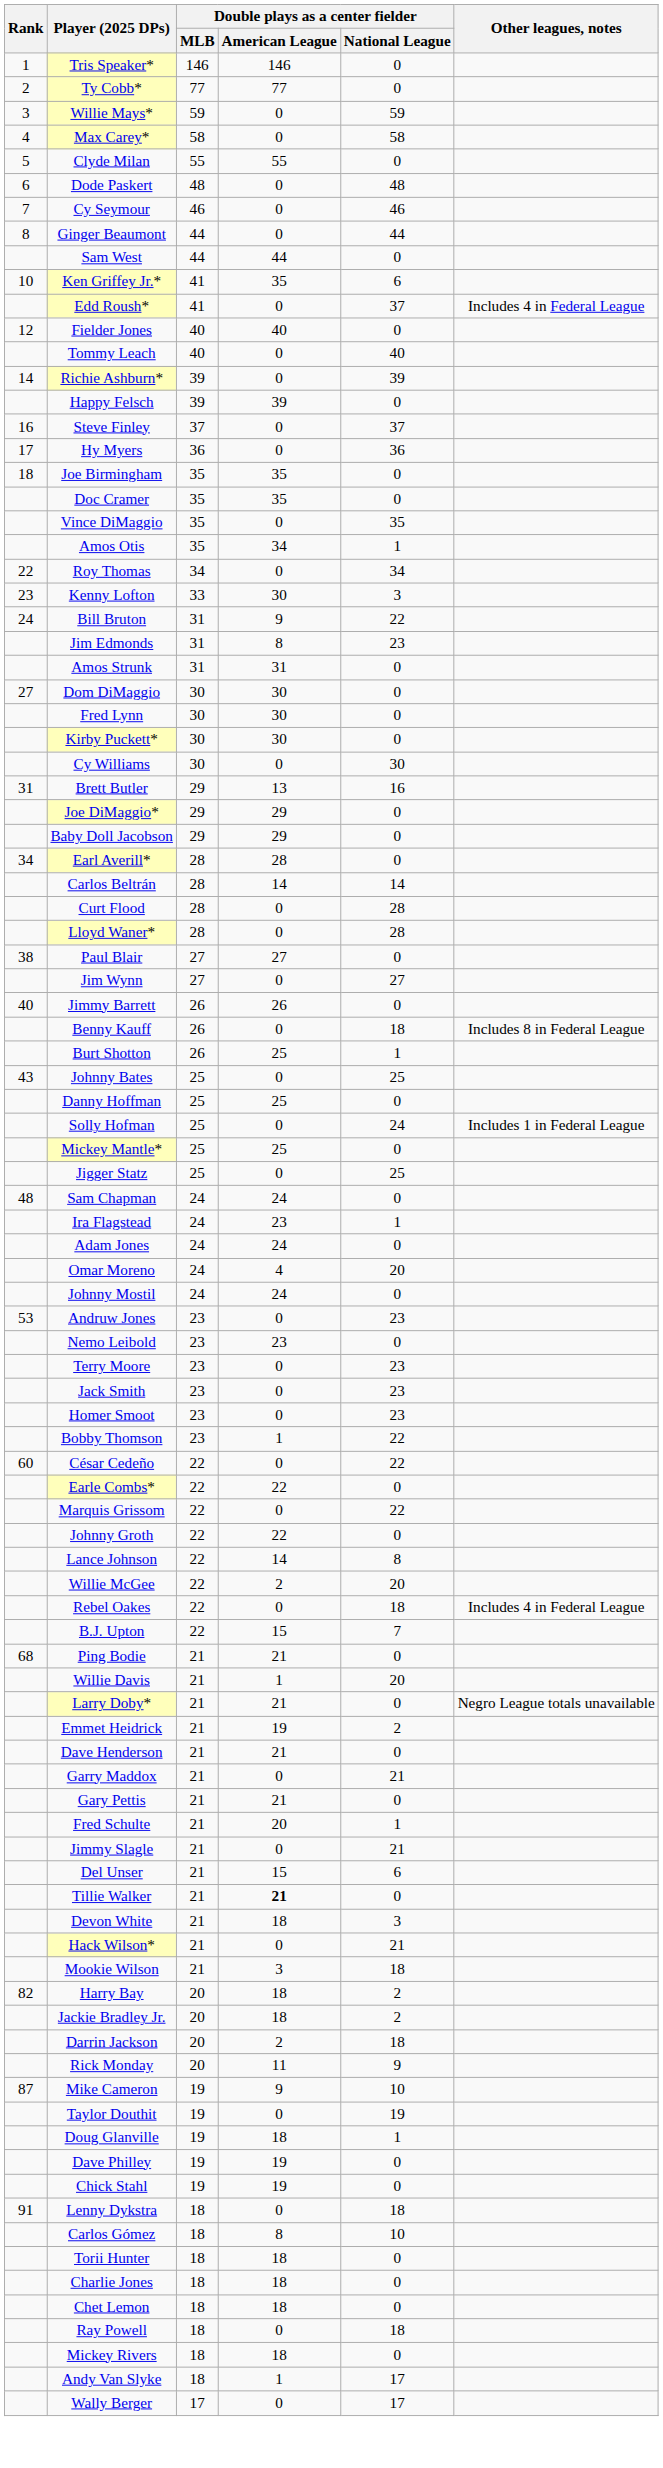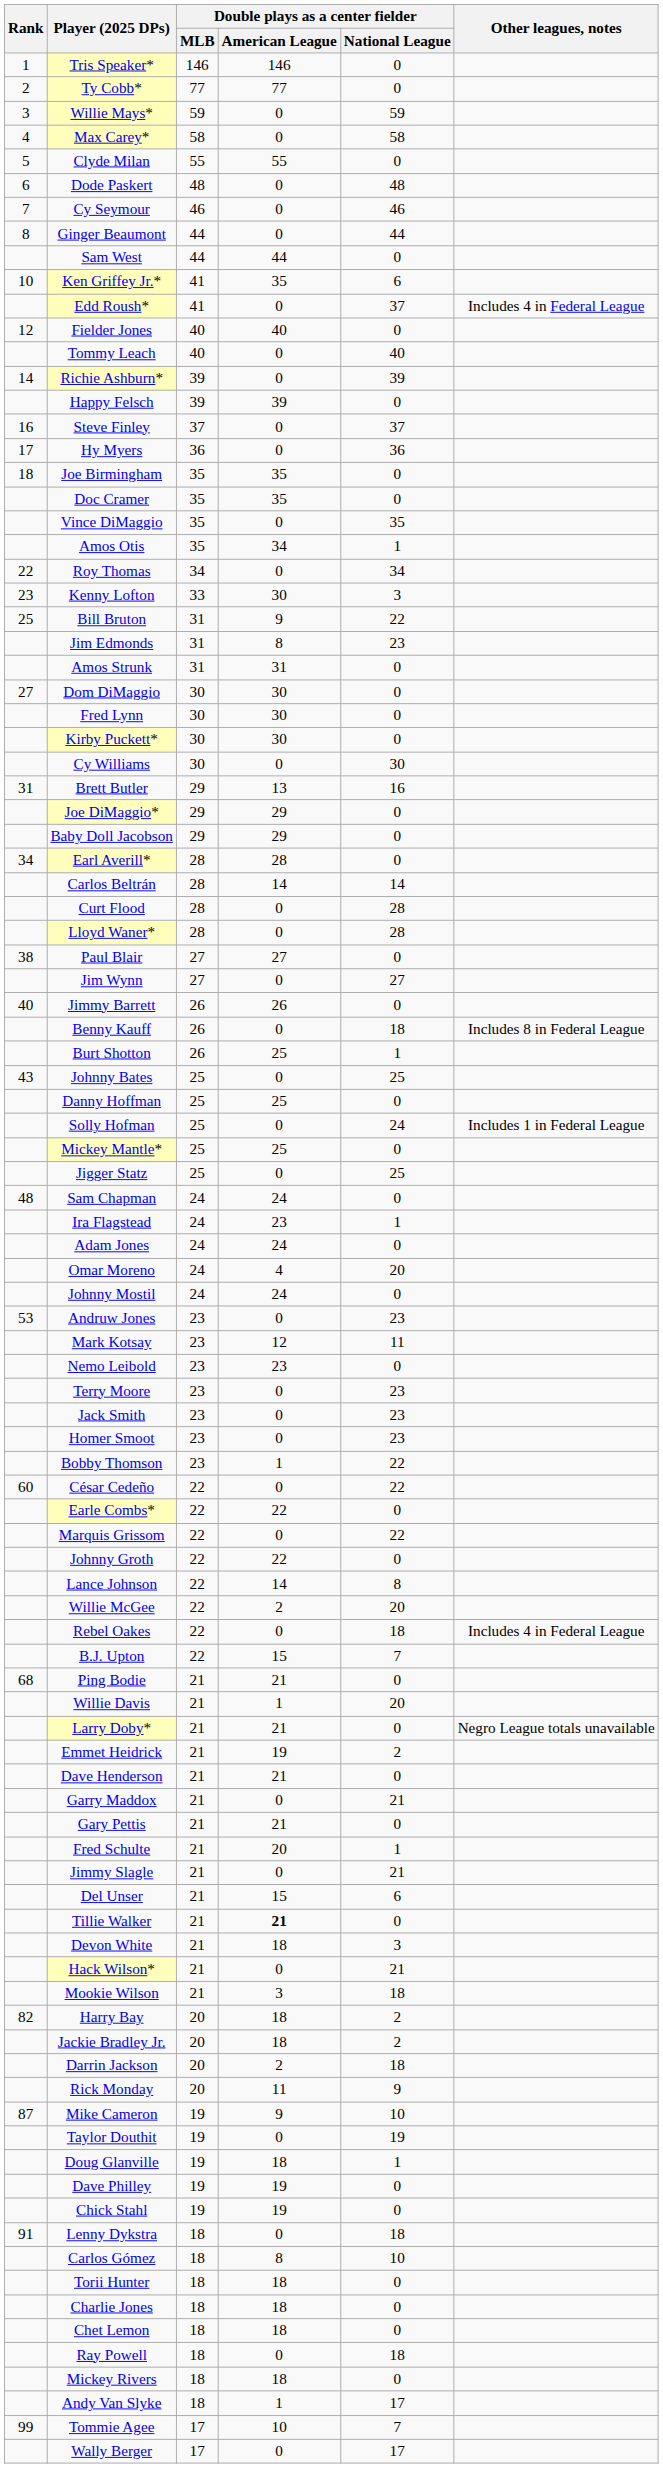(26, 619) 24 -> (26, 619) 25
+ row: (112, 1342)
+ row: (112, 2427)
